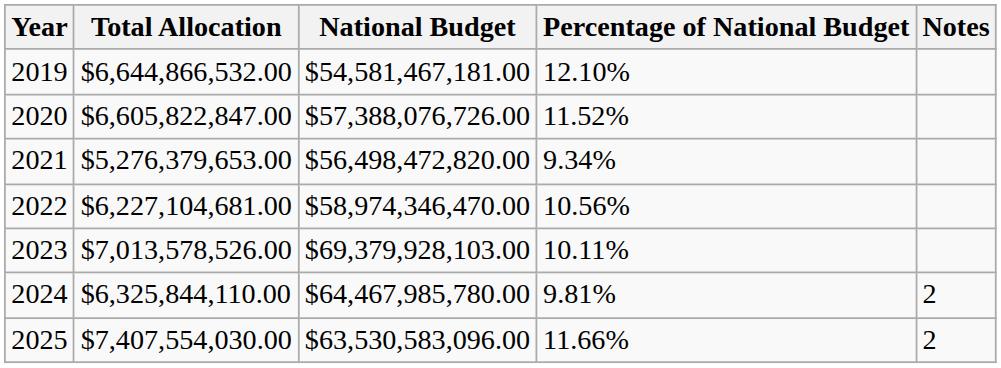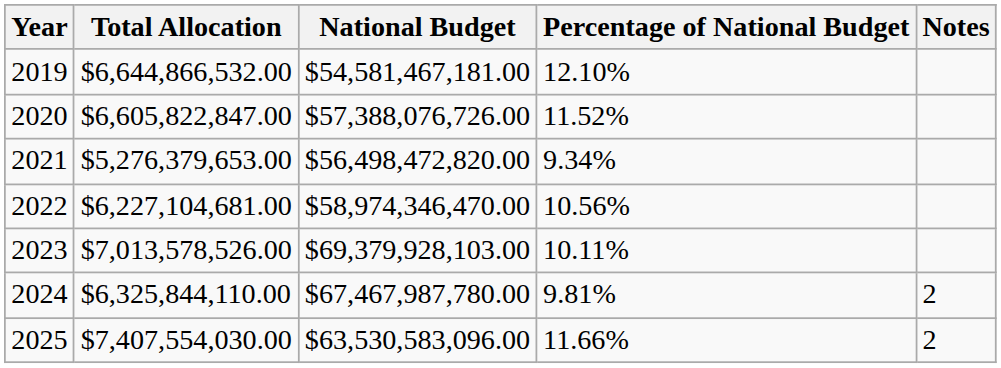(417, 294) $64,467,985,780.00 -> (417, 294) $67,467,987,780.00
